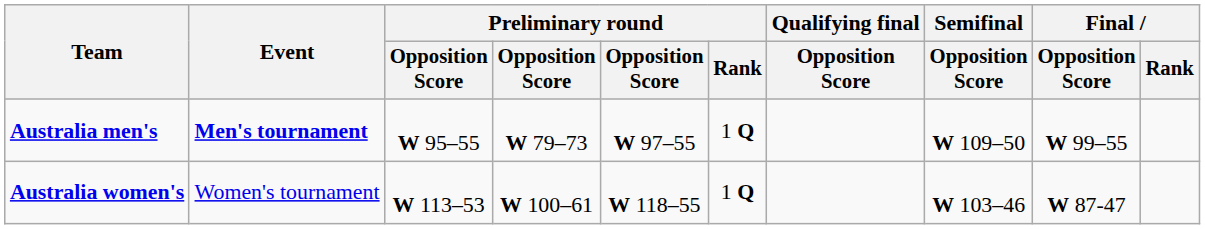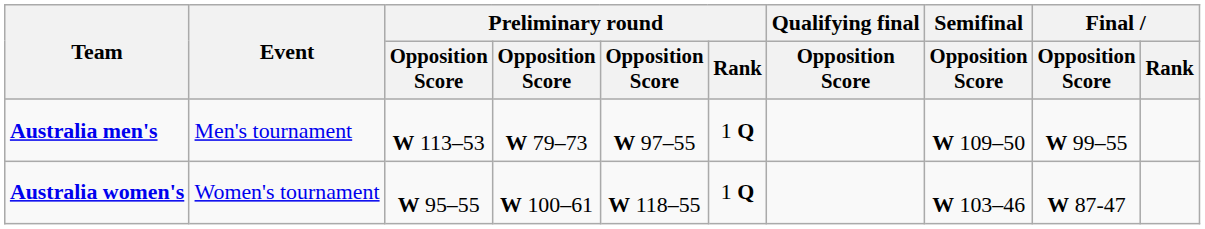(281, 130) bold -> (273, 130) normal
(439, 143) W 95–55 -> (439, 143) W 113–53
(439, 205) W 113–53 -> (439, 205) W 95–55
